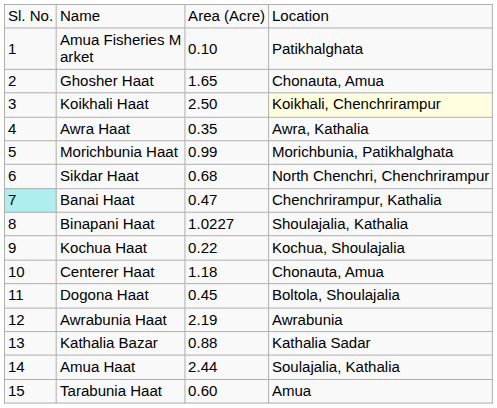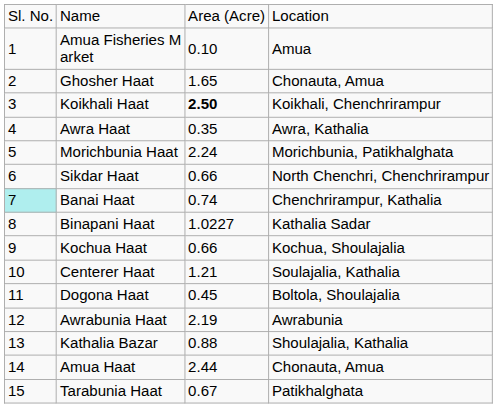(318, 48) Patikhalghata -> (292, 48) Amua
(203, 104) normal -> (203, 104) bold
(356, 104) lightyellow background -> (356, 104) no background
(203, 152) 0.99 -> (203, 152) 2.24
(203, 176) 0.68 -> (203, 176) 0.66
(203, 200) 0.47 -> (203, 200) 0.74
(340, 224) Shoulajalia, Kathalia -> (321, 224) Kathalia Sadar
(203, 248) 0.22 -> (203, 248) 0.66
(203, 271) 1.18 -> (203, 271) 1.21
(328, 271) Chonauta, Amua -> (336, 271) Soulajalia, Kathalia
(321, 343) Kathalia Sadar -> (340, 343) Shoulajalia, Kathalia
(336, 367) Soulajalia, Kathalia -> (328, 367) Chonauta, Amua
(203, 391) 0.60 -> (203, 391) 0.67
(292, 391) Amua -> (318, 391) Patikhalghata
